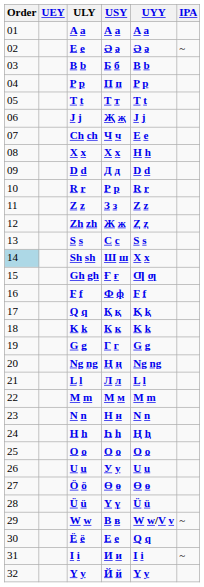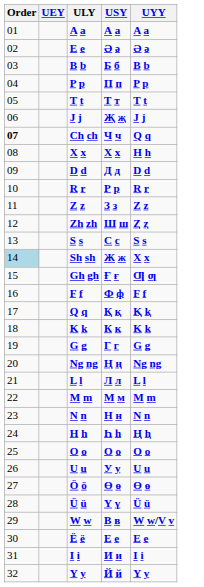- column: (188, 13)
(12, 135) normal -> (12, 135) bold
(141, 135) E e -> (142, 135) Q q
(115, 223) Ж ж -> (116, 223) Ш ш
(116, 258) Ш ш -> (115, 258) Ж ж
(142, 538) Q q -> (141, 538) E e
